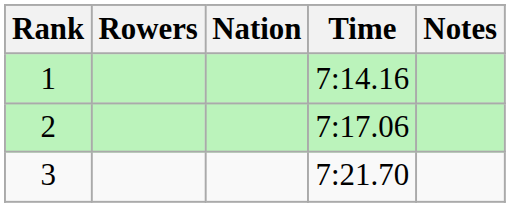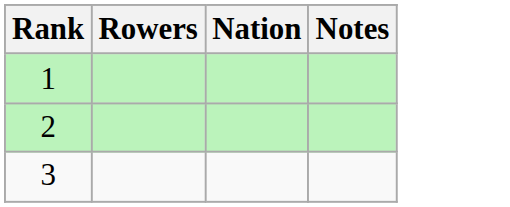- column: (362, 28)
